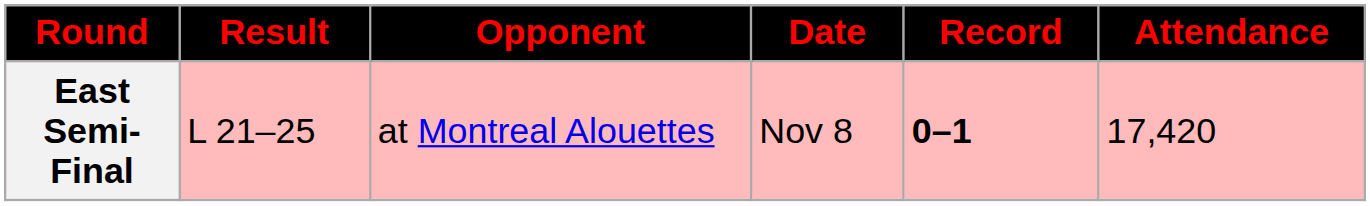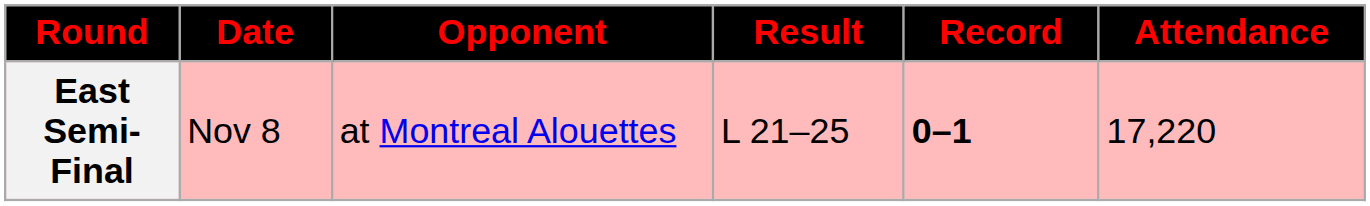columns swapped: (827, 32) <-> (274, 32)
(1161, 130) 17,420 -> (1161, 130) 17,220
